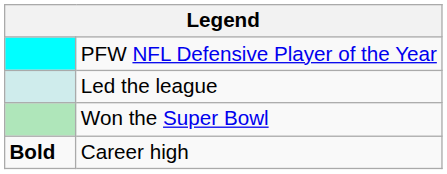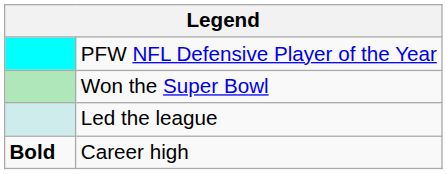rows swapped: (175, 119) <-> (149, 86)
